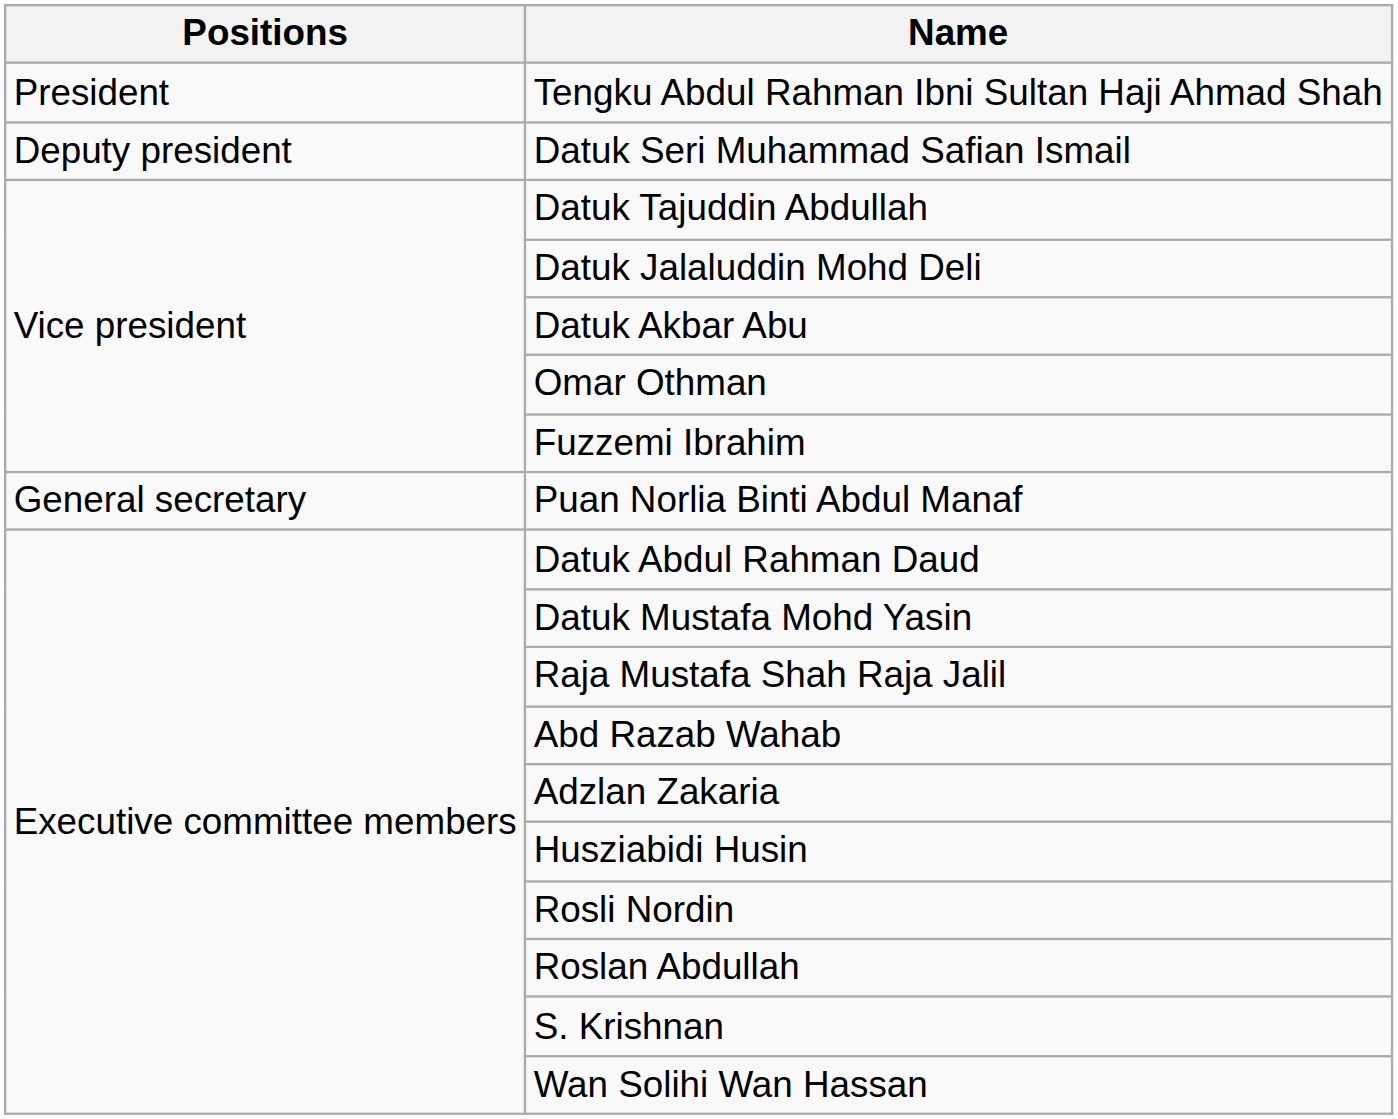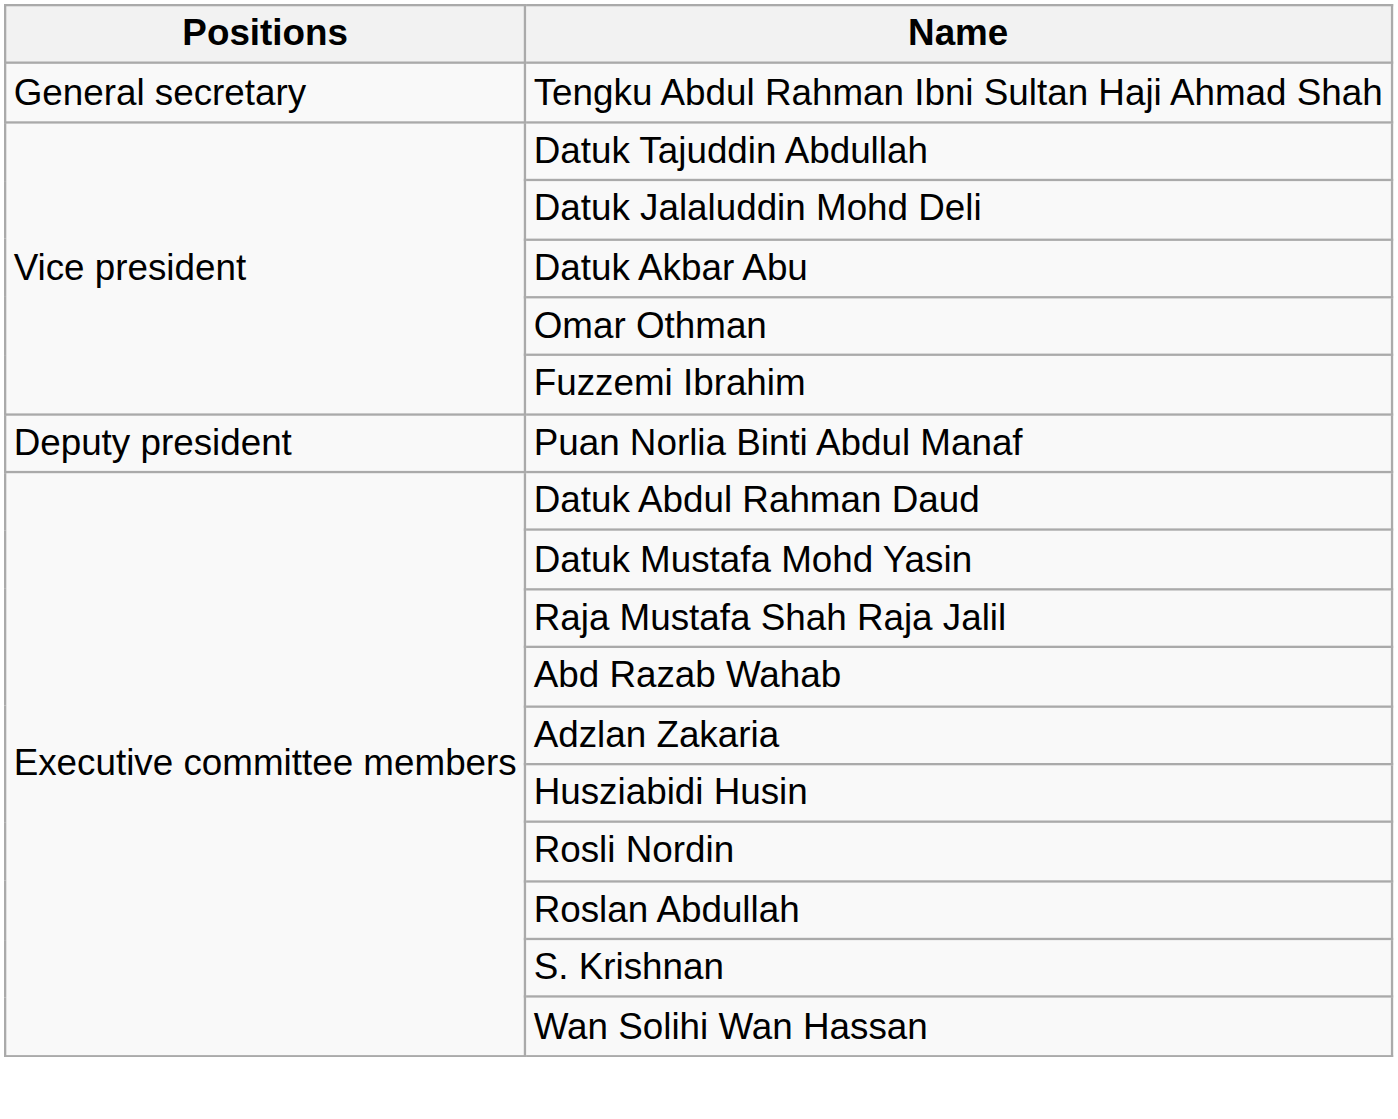(91, 92) President -> (160, 92) General secretary
- row: (832, 150)
(160, 500) General secretary -> (153, 442) Deputy president
